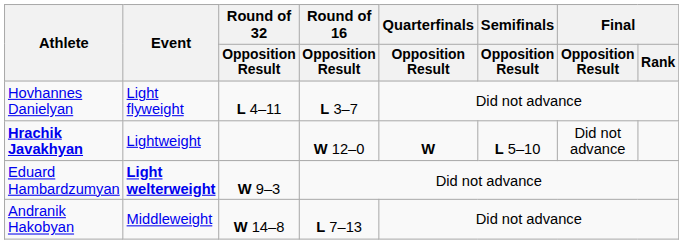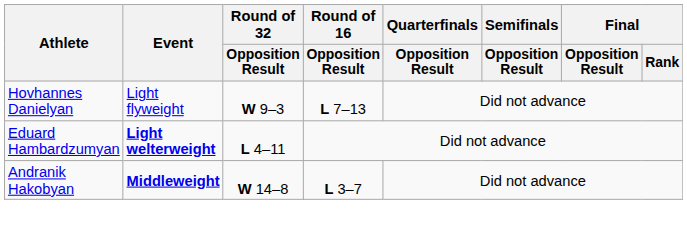(259, 110) L 4–11 -> (263, 110) W 9–3
(339, 110) L 3–7 -> (343, 110) L 7–13
- row: (45, 141)
(259, 189) W 9–3 -> (263, 149) L 4–11
(169, 220) normal -> (173, 180) bold
(339, 228) L 7–13 -> (343, 189) L 3–7
